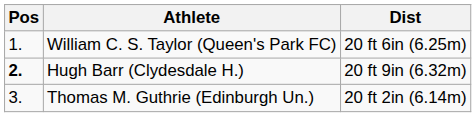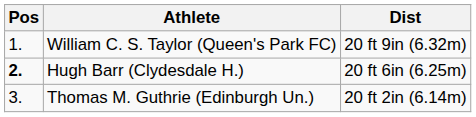(405, 44) 20 ft 6in (6.25m) -> (405, 44) 20 ft 9in (6.32m)
(405, 71) 20 ft 9in (6.32m) -> (405, 71) 20 ft 6in (6.25m)
